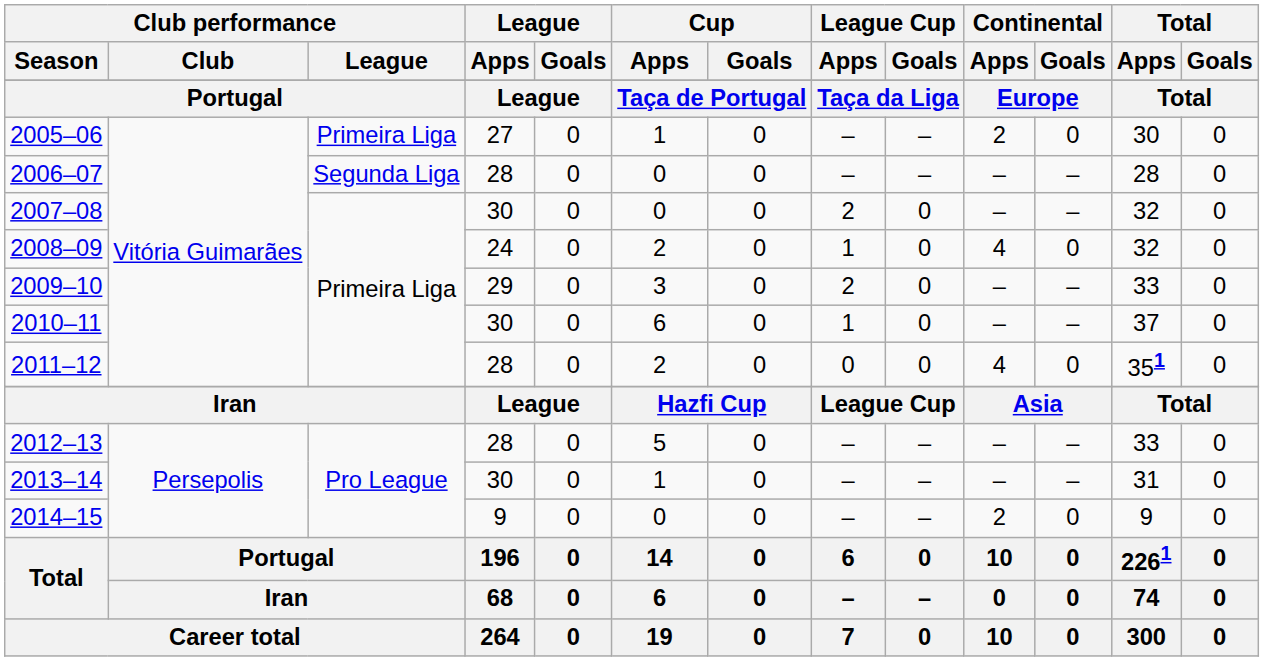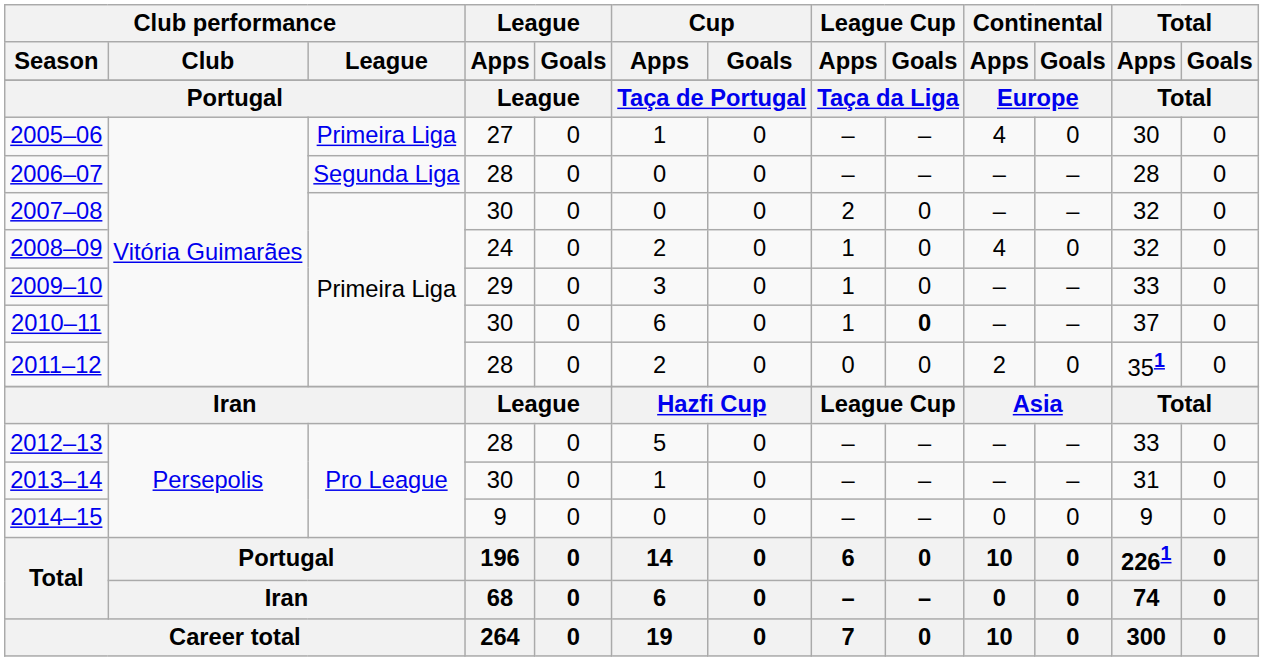(999, 135) 2 -> (999, 135) 4
(848, 286) 2 -> (848, 286) 1
(924, 323) normal -> (924, 323) bold
(999, 364) 4 -> (999, 364) 2
(999, 517) 2 -> (999, 517) 0
